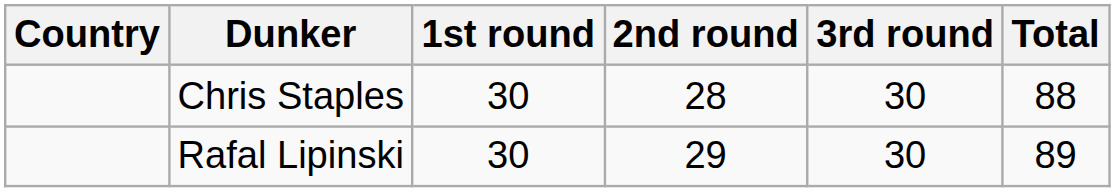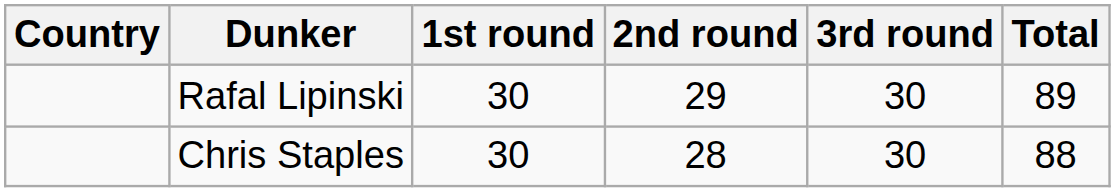rows swapped: (291, 155) <-> (291, 95)
